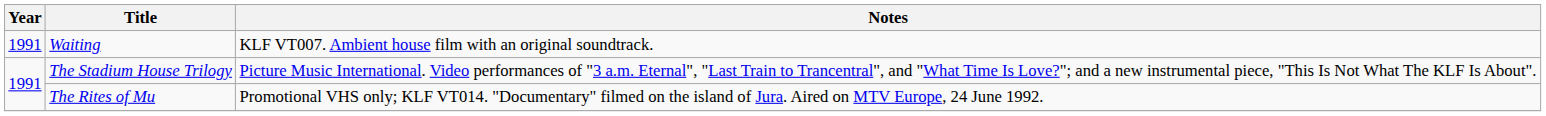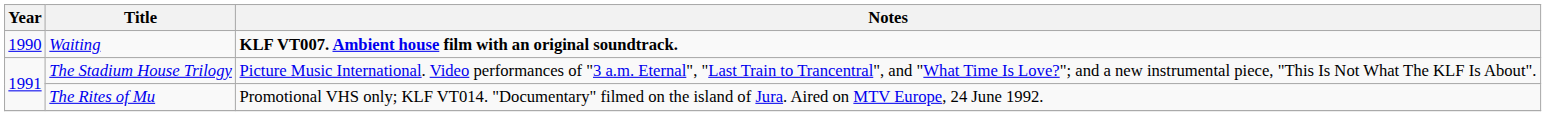(25, 44) 1991 -> (25, 44) 1990
(446, 44) normal -> (459, 44) bold
